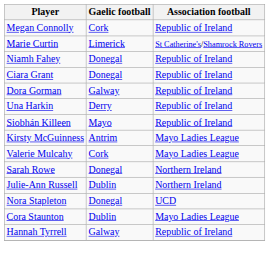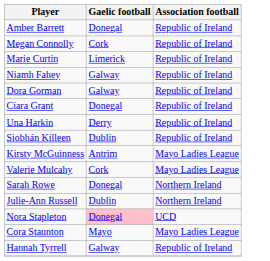+ row: (35, 28)
(209, 44) St Catherine's/Shamrock Rovers -> (194, 59) Republic of Ireland
(105, 59) Donegal -> (104, 75) Galway
rows swapped: (34, 91) <-> (30, 75)
(100, 122) Mayo -> (102, 138) Dublin
(105, 201) no background -> (105, 216) pink background
(102, 216) Dublin -> (100, 232) Mayo
